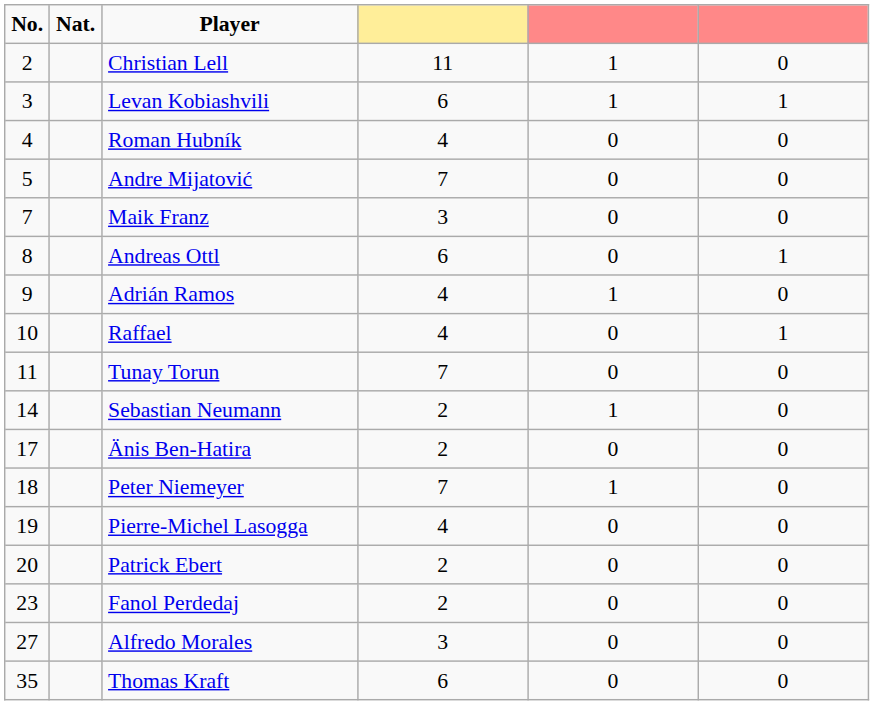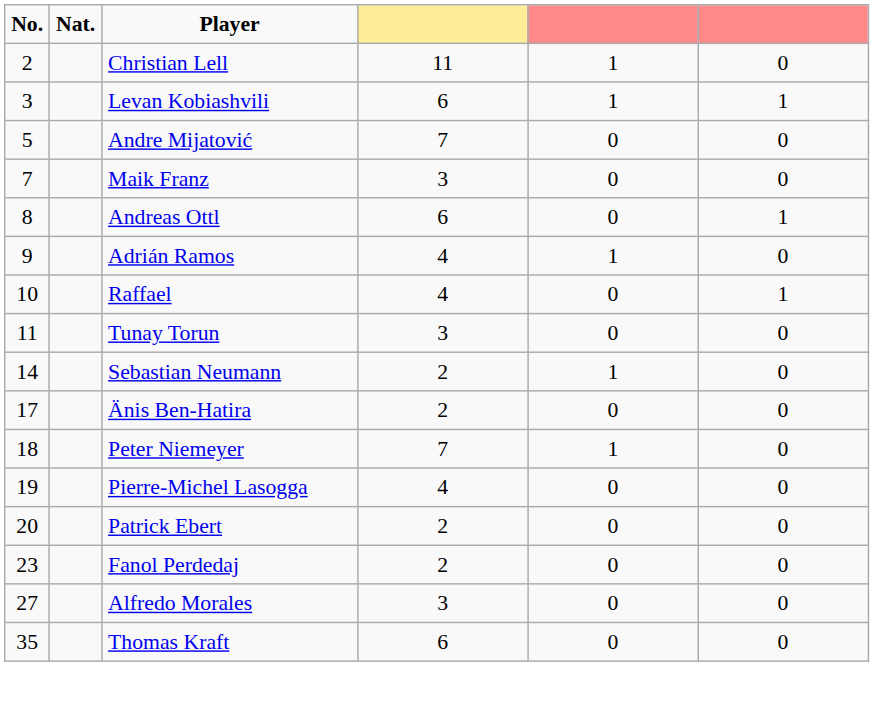- row: (175, 139)
(443, 371) 7 -> (443, 332) 3
